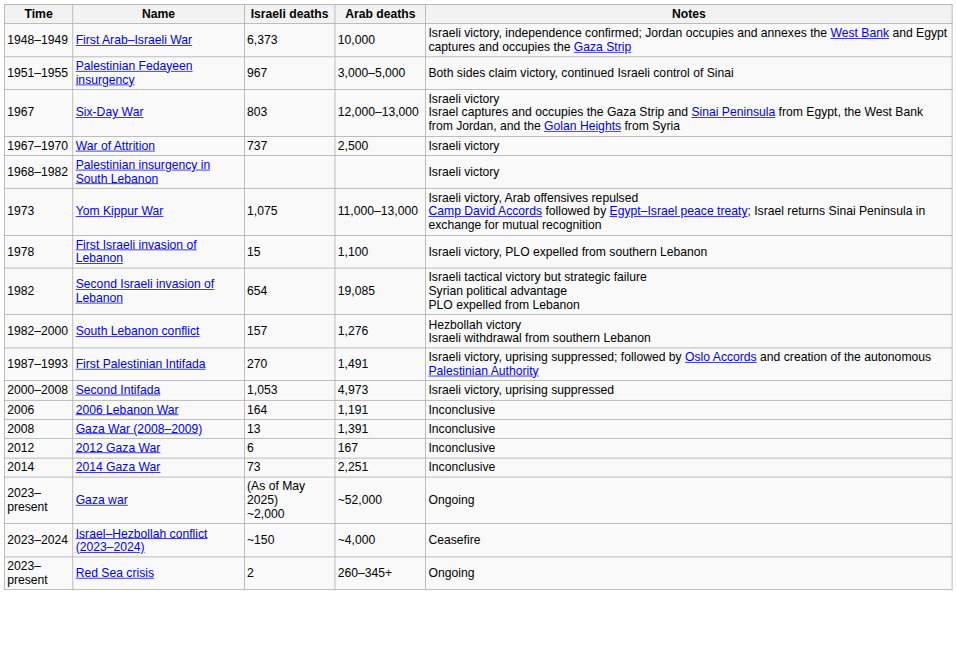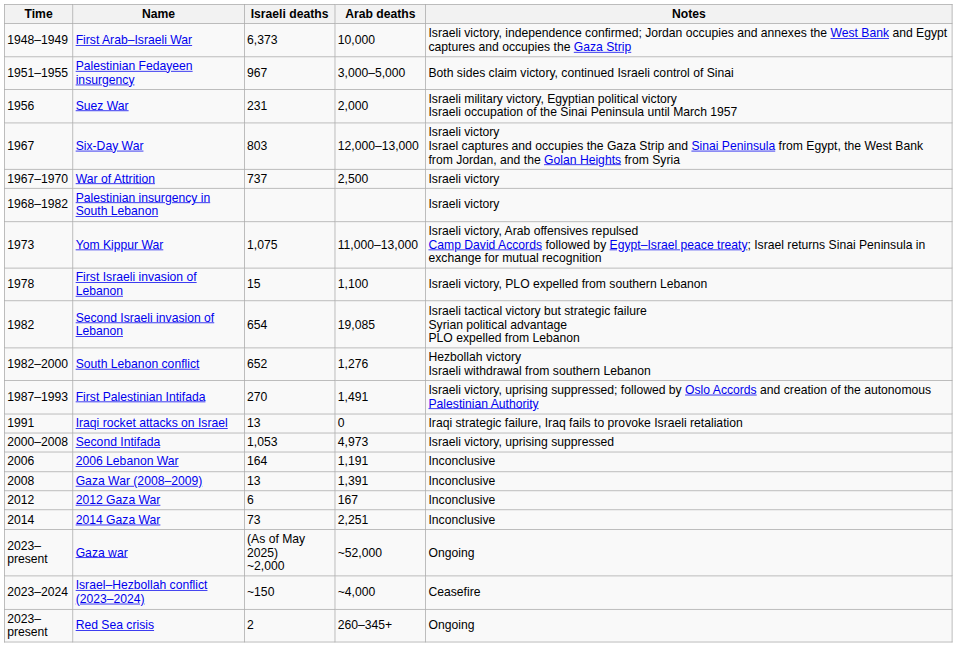+ row: (102, 106)
(257, 331) 157 -> (257, 364) 652
+ row: (152, 423)
